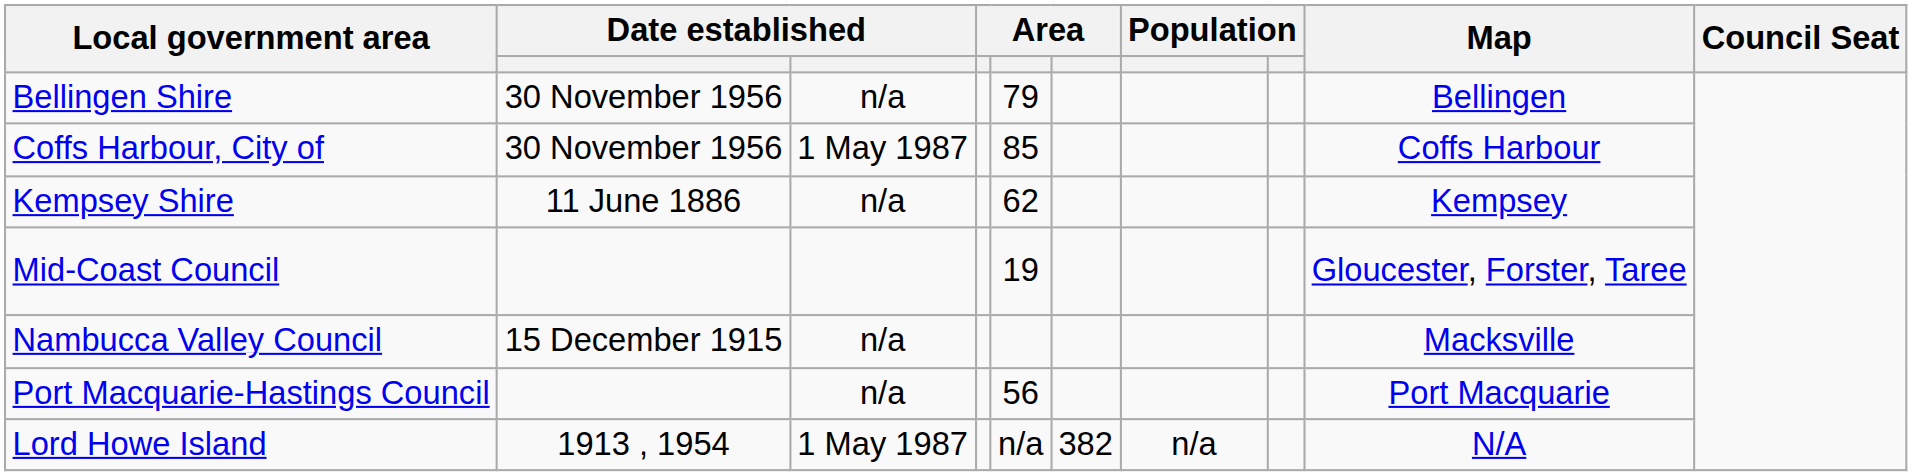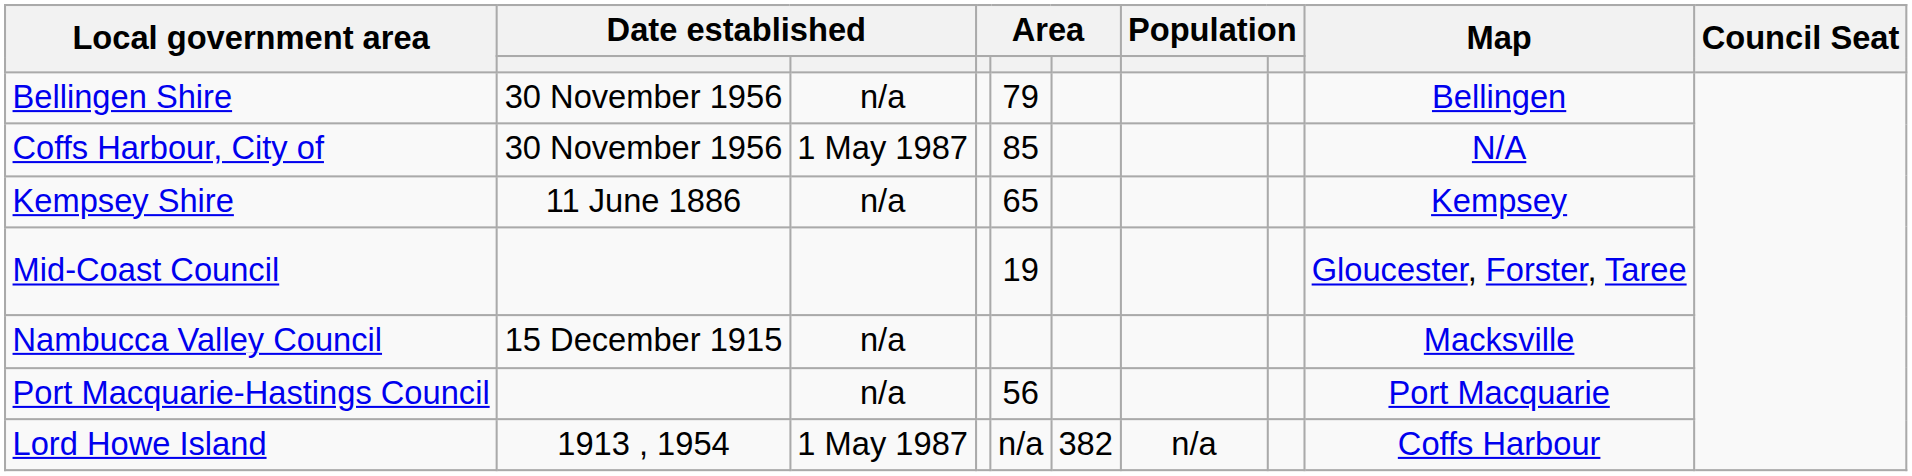(1499, 148) Coffs Harbour -> (1499, 148) N/A
(1021, 200) 62 -> (1021, 200) 65
(1499, 444) N/A -> (1499, 444) Coffs Harbour
